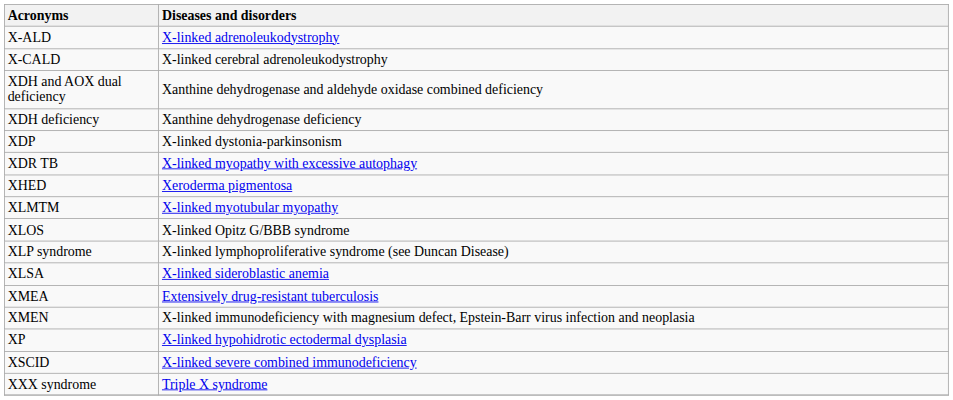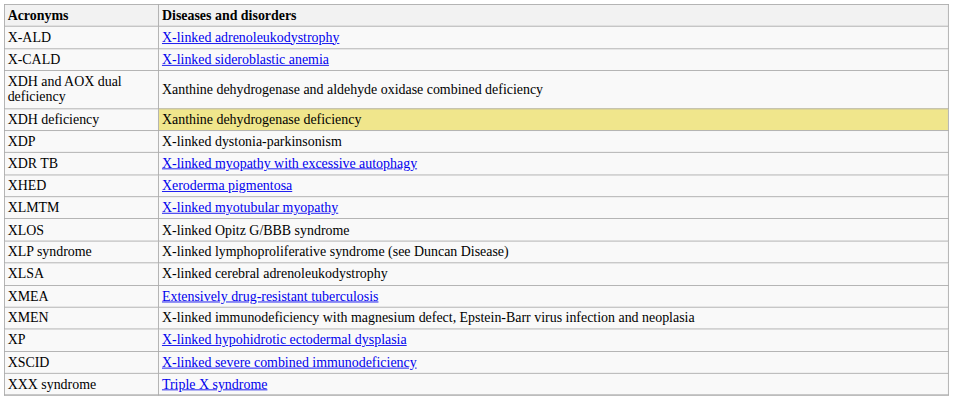(275, 59) X-linked cerebral adrenoleukodystrophy -> (245, 59) X-linked sideroblastic anemia
(262, 119) no background -> (262, 119) khaki background
(245, 274) X-linked sideroblastic anemia -> (275, 274) X-linked cerebral adrenoleukodystrophy
